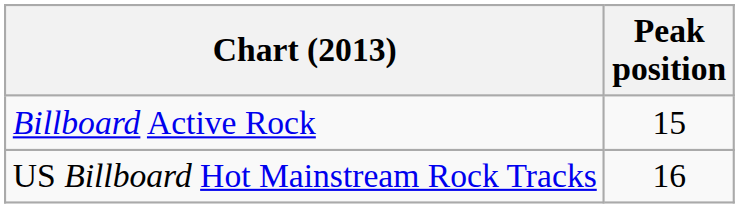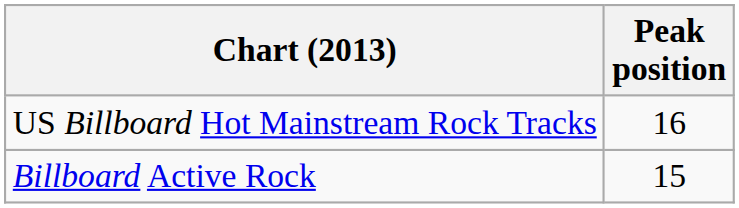rows swapped: (164, 122) <-> (305, 175)
